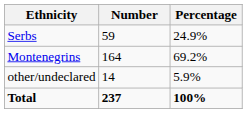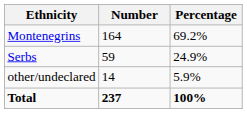rows swapped: (44, 56) <-> (22, 35)
